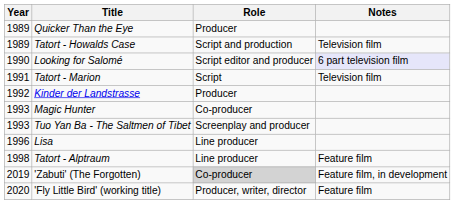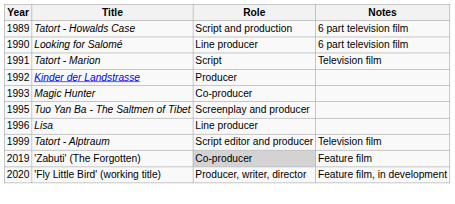- row: (84, 28)
(350, 45) Television film -> (363, 28) 6 part television film
(254, 61) Script editor and producer -> (227, 45) Line producer
(363, 61) lavender background -> (363, 45) no background
(18, 126) 1993 -> (18, 110) 1995
(18, 158) 1998 -> (18, 142) 1999
(227, 158) Line producer -> (254, 142) Script editor and producer
(345, 158) Feature film -> (350, 142) Television film
(382, 175) Feature film, in development -> (345, 158) Feature film
(345, 191) Feature film -> (382, 175) Feature film, in development
